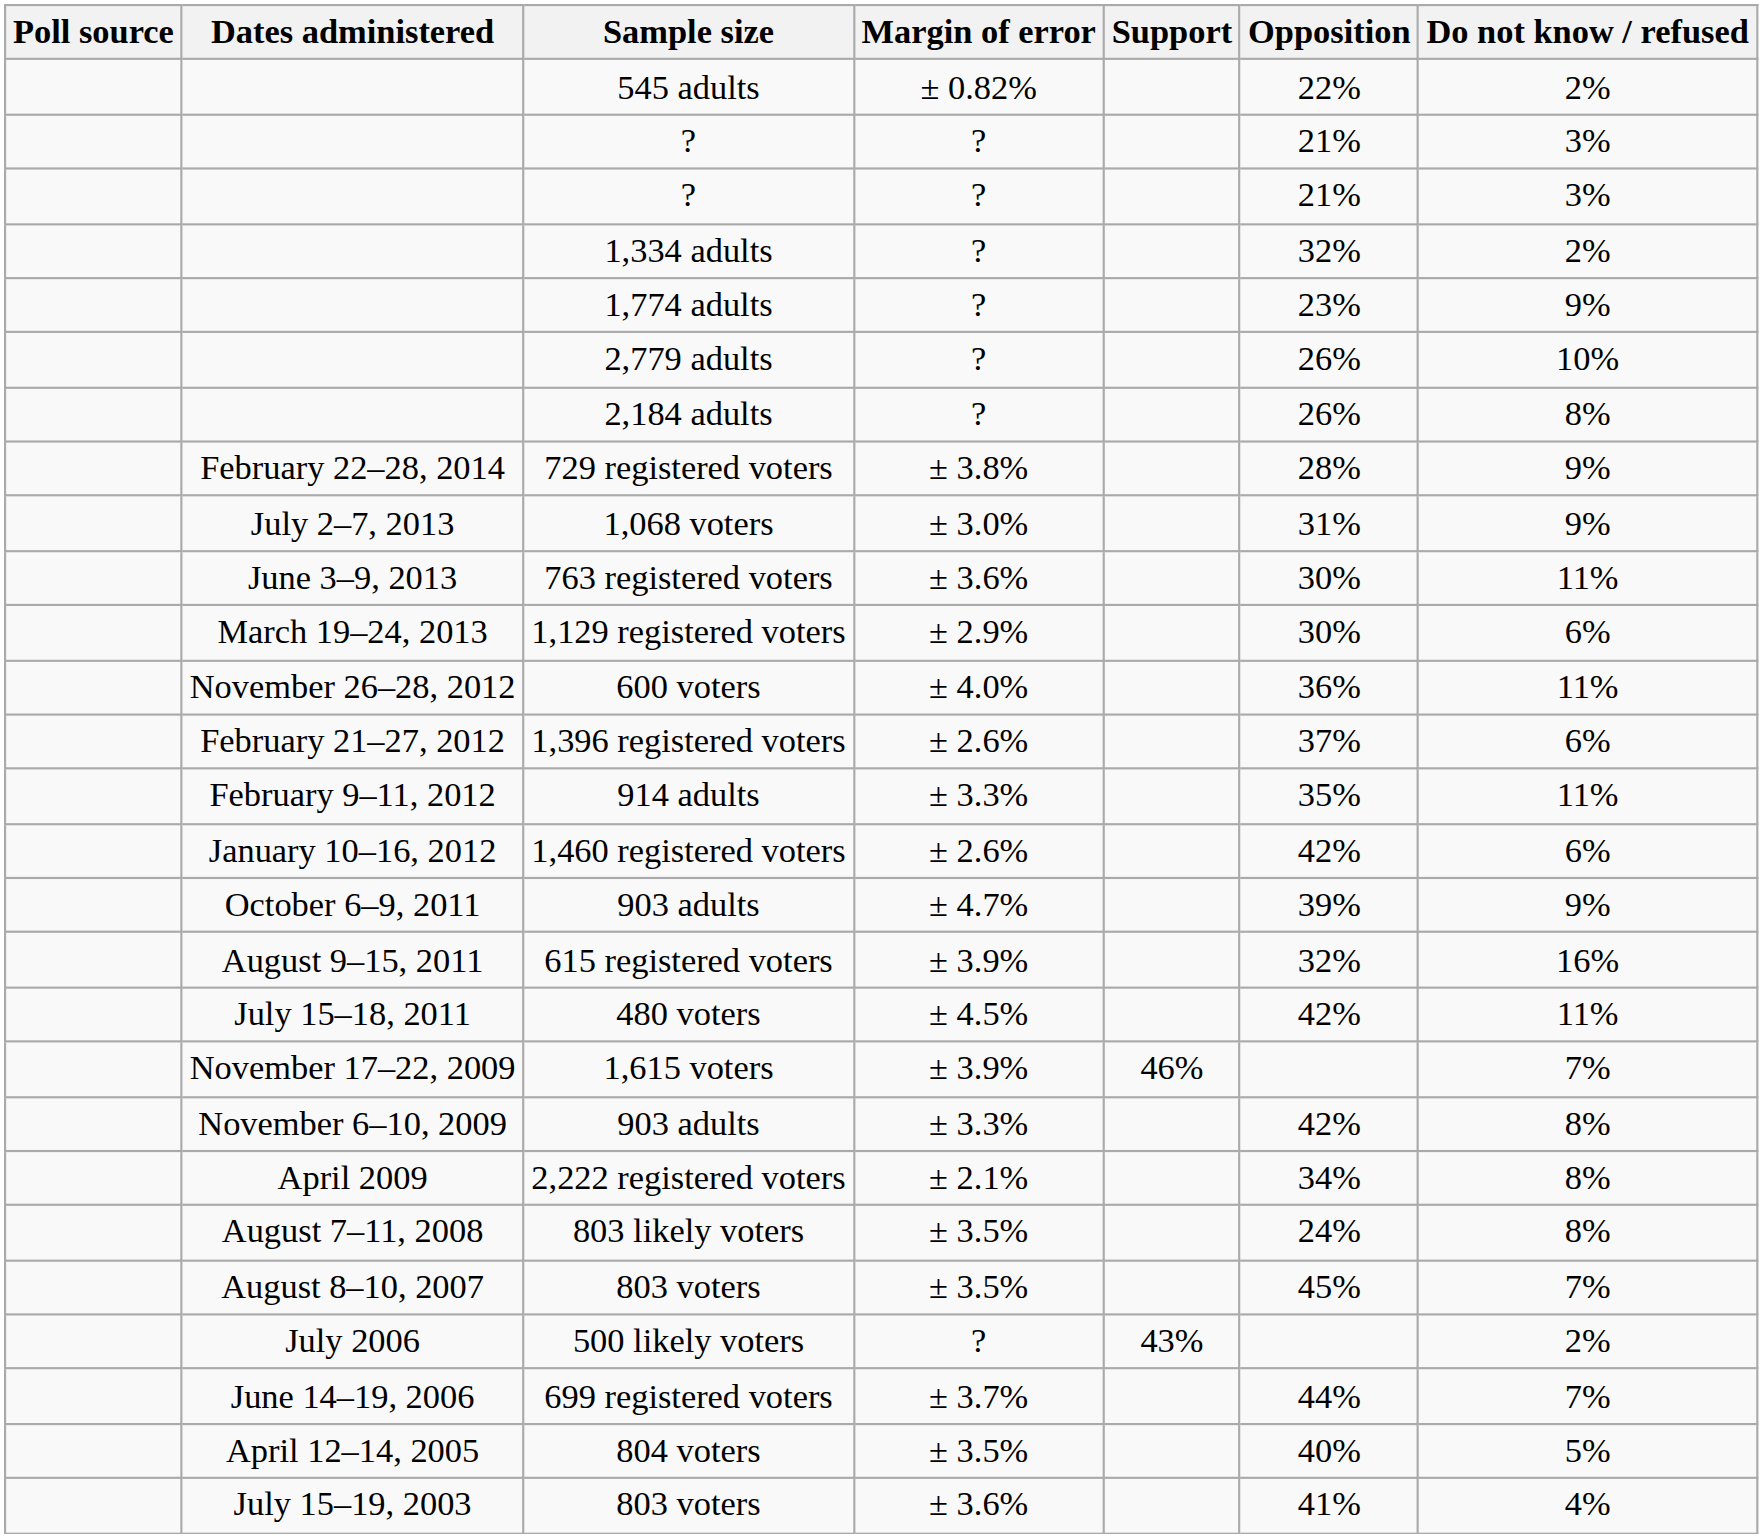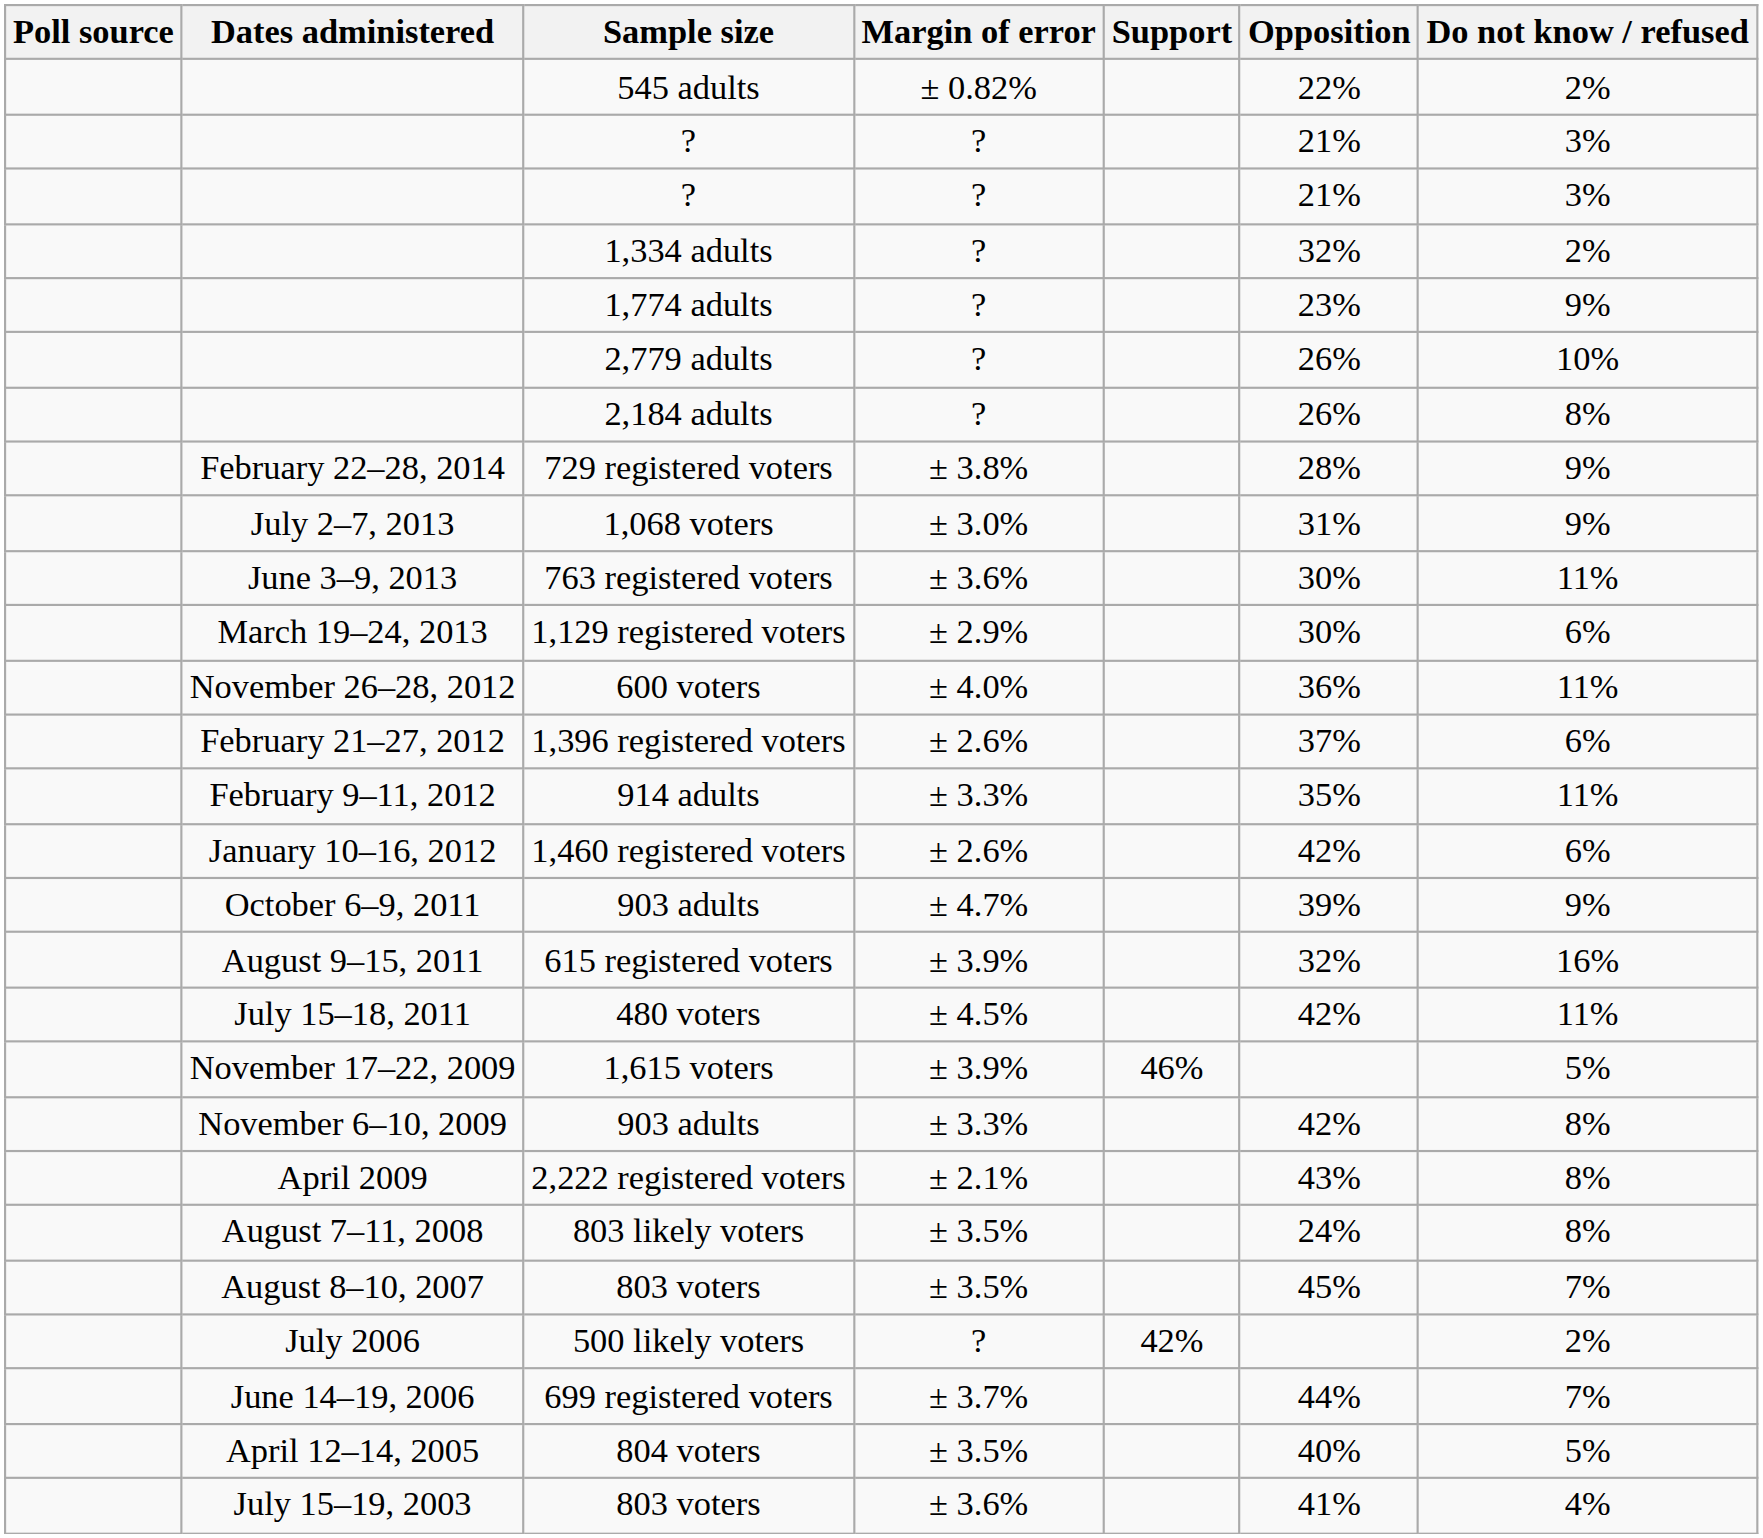(1588, 1068) 7% -> (1588, 1068) 5%
(1329, 1177) 34% -> (1329, 1177) 43%
(1172, 1341) 43% -> (1172, 1341) 42%
